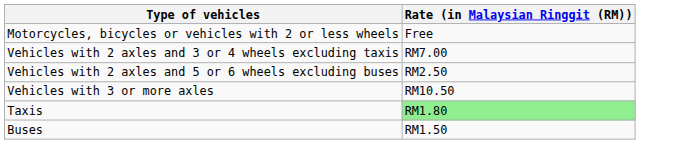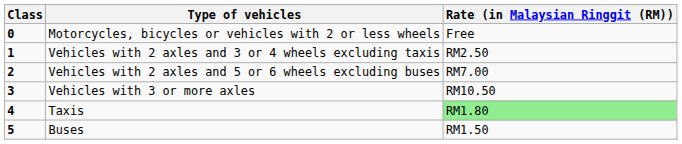+ column: (25, 14)
(426, 53) RM7.00 -> (467, 53) RM2.50
(426, 72) RM2.50 -> (467, 72) RM7.00
